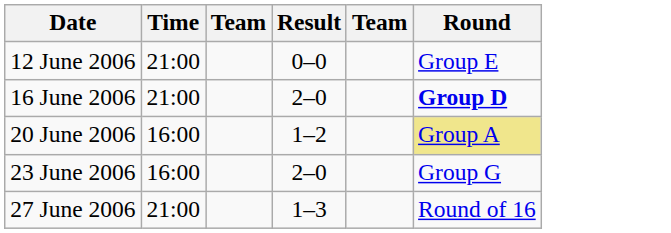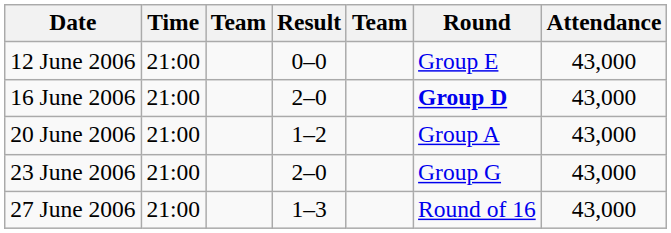+ column: (604, 23)
(173, 135) 16:00 -> (173, 135) 21:00
(459, 135) khaki background -> (459, 135) no background
(173, 172) 16:00 -> (173, 172) 21:00
